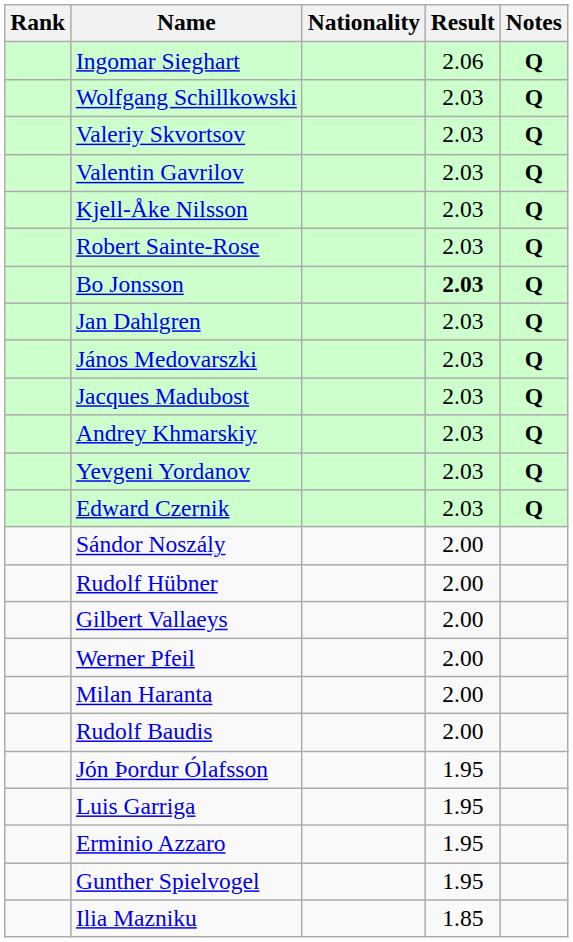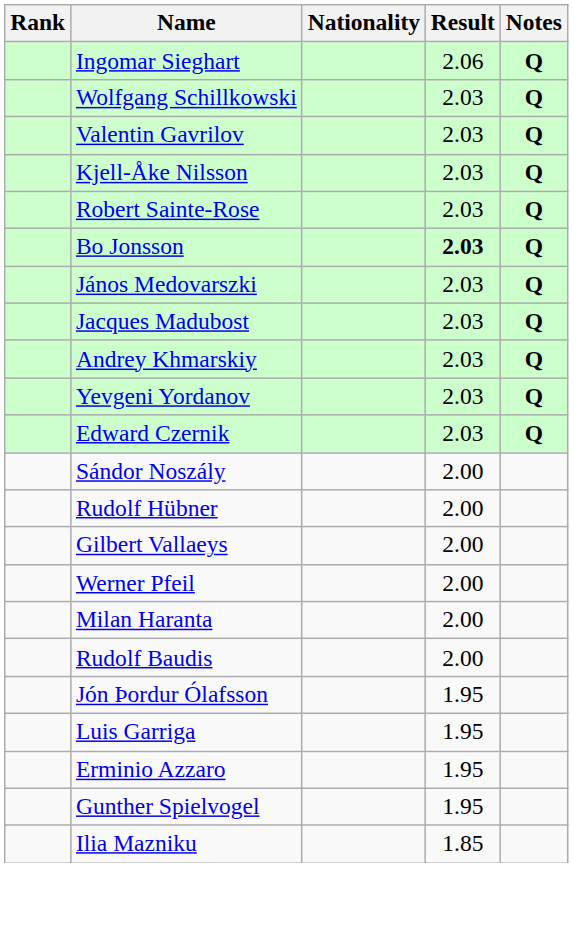- row: (161, 135)
- row: (138, 321)
